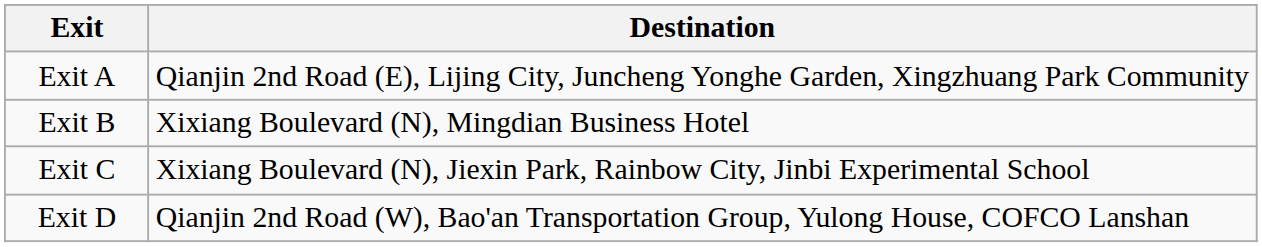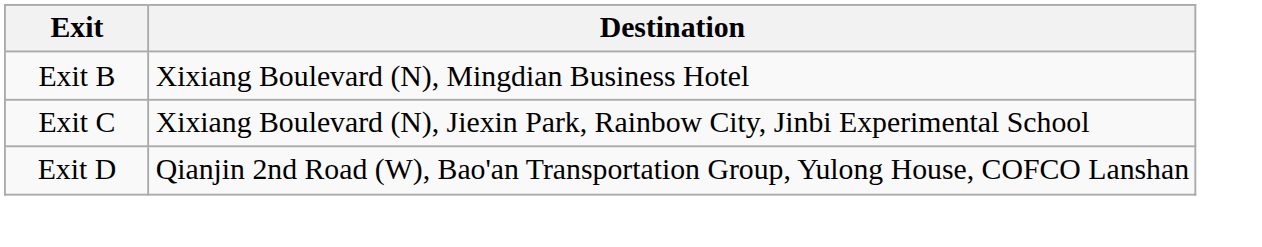- row: (77, 75)
